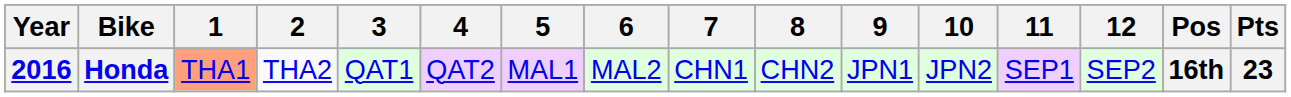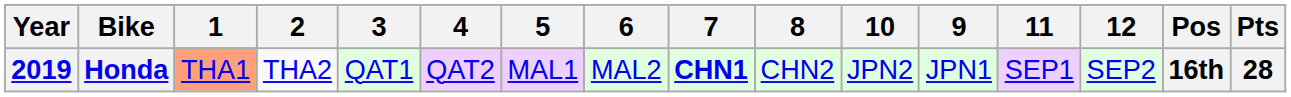columns swapped: (880, 27) <-> (959, 27)
(41, 69) 2016 -> (41, 69) 2019
(711, 69) normal -> (711, 69) bold
(1258, 69) 23 -> (1258, 69) 28
